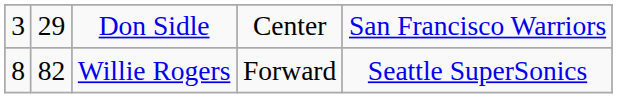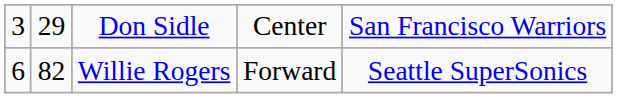(18, 69) 8 -> (18, 69) 6
